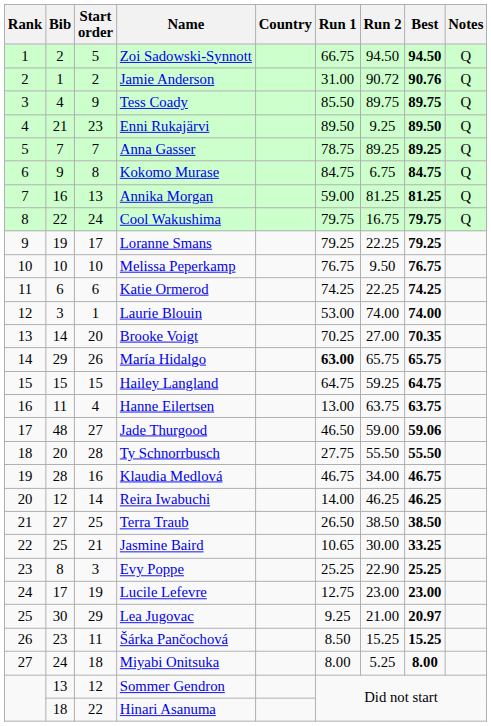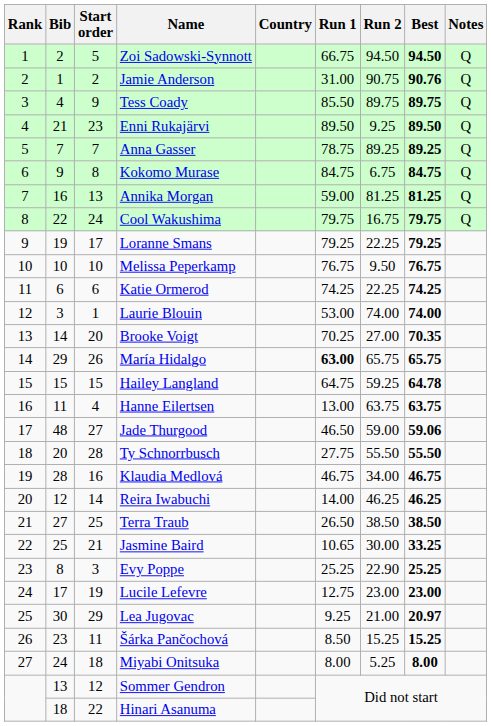(382, 79) 90.72 -> (382, 79) 90.75
(425, 382) 64.75 -> (425, 382) 64.78
